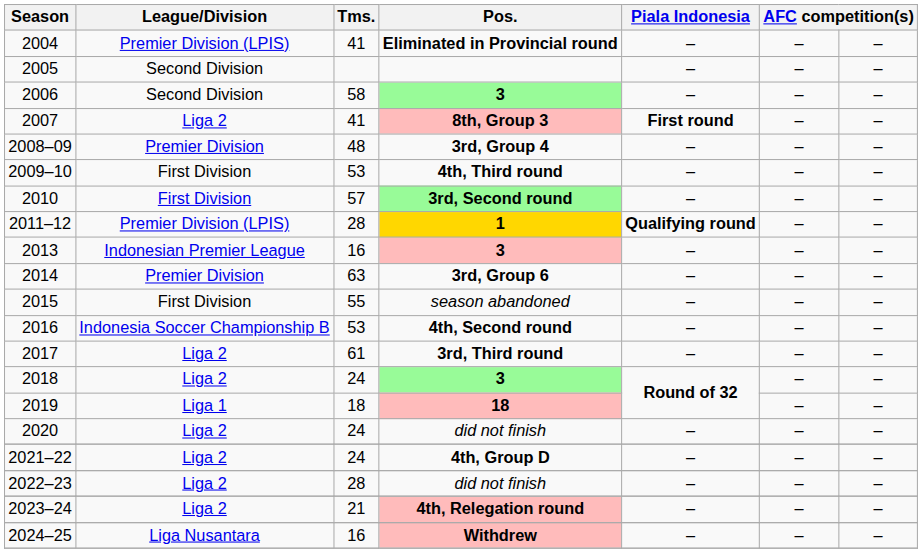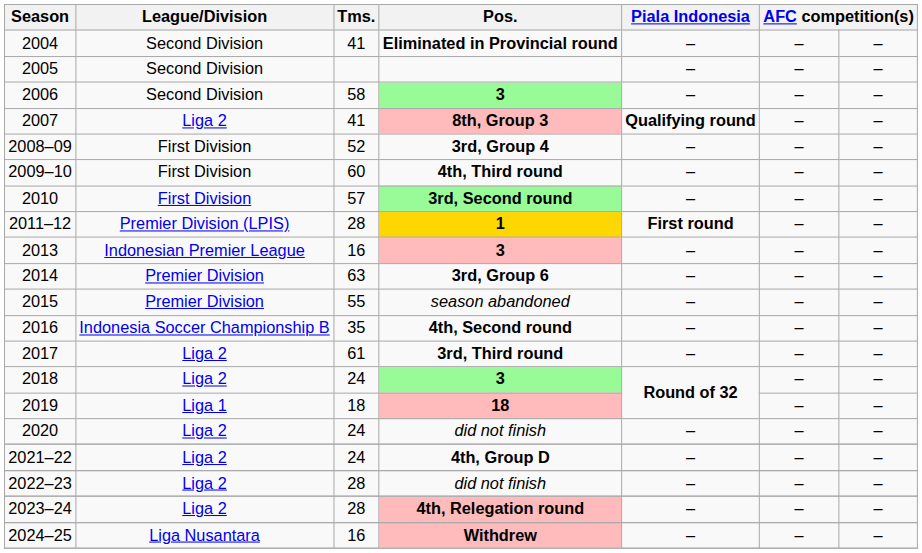(205, 43) Premier Division (LPIS) -> (205, 43) Second Division
(691, 120) First round -> (691, 120) Qualifying round
(205, 146) Premier Division -> (205, 146) First Division
(356, 146) 48 -> (356, 146) 52
(356, 172) 53 -> (356, 172) 60
(691, 224) Qualifying round -> (691, 224) First round
(205, 302) First Division -> (205, 302) Premier Division
(356, 328) 53 -> (356, 328) 35
(356, 509) 21 -> (356, 509) 28
